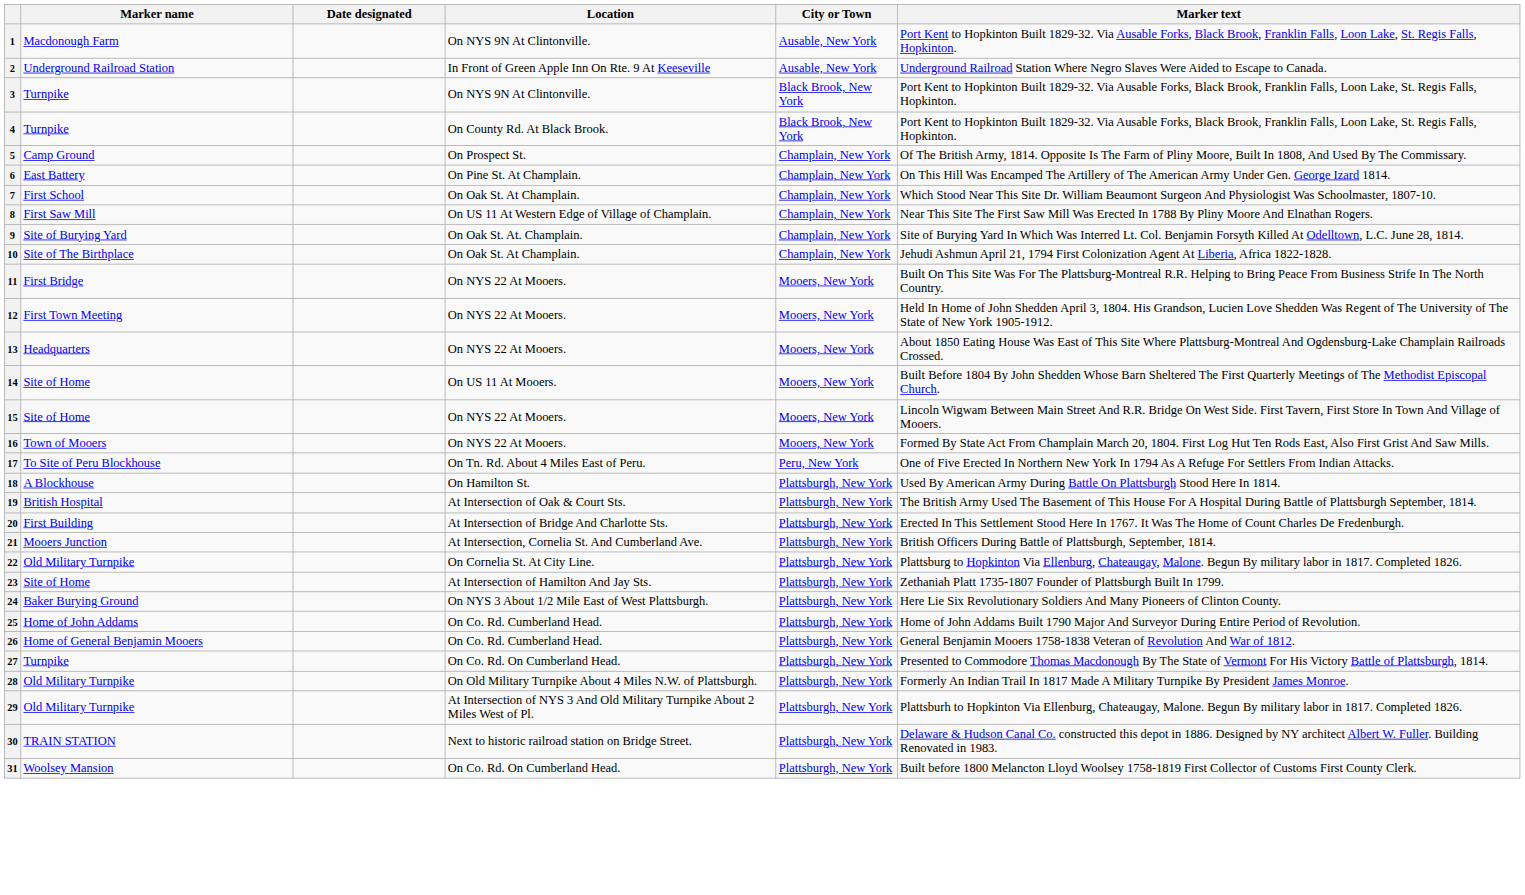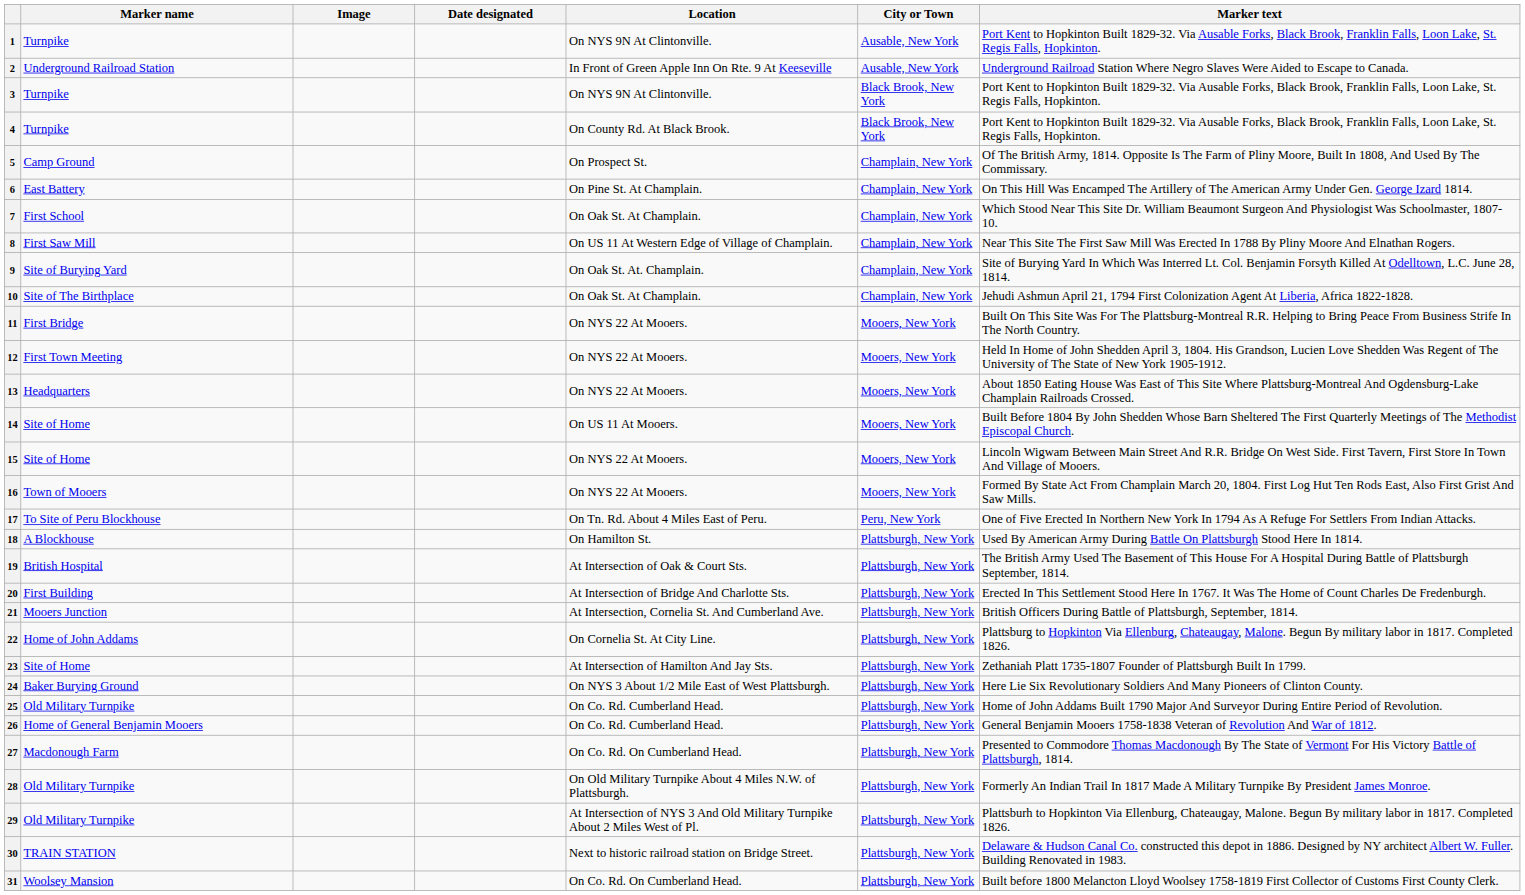+ column: (354, 14)
(71, 41) Macdonough Farm -> (46, 41) Turnpike
(79, 562) Old Military Turnpike -> (81, 639) Home of John Addams
(81, 621) Home of John Addams -> (79, 705) Old Military Turnpike
(46, 661) Turnpike -> (71, 752) Macdonough Farm
